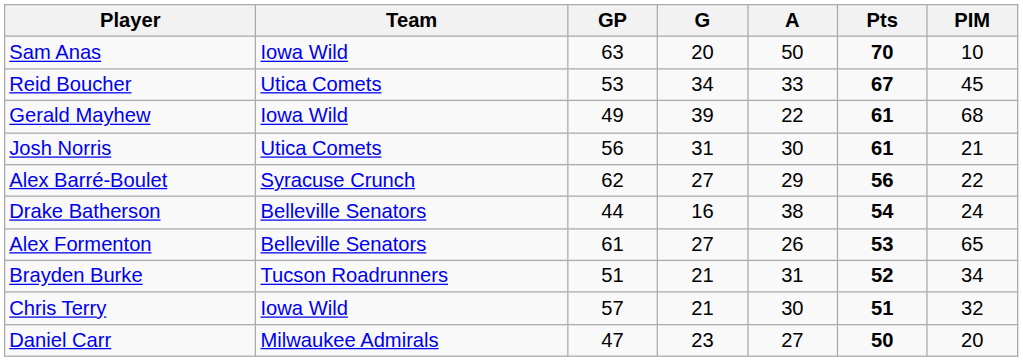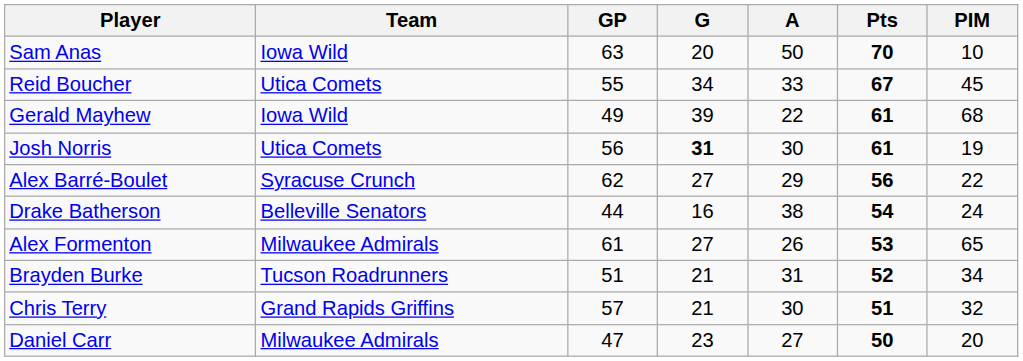(612, 84) 53 -> (612, 84) 55
(702, 148) normal -> (702, 148) bold
(972, 148) 21 -> (972, 148) 19
(343, 244) Belleville Senators -> (350, 244) Milwaukee Admirals
(304, 308) Iowa Wild -> (357, 308) Grand Rapids Griffins
